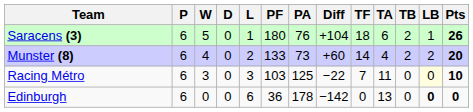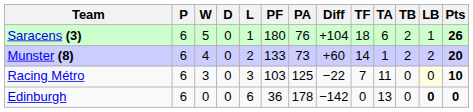(385, 55) 4 -> (385, 55) 1
